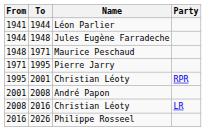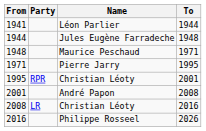columns swapped: (40, 11) <-> (186, 11)
